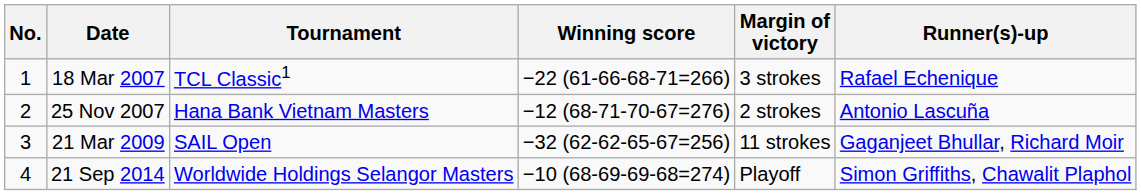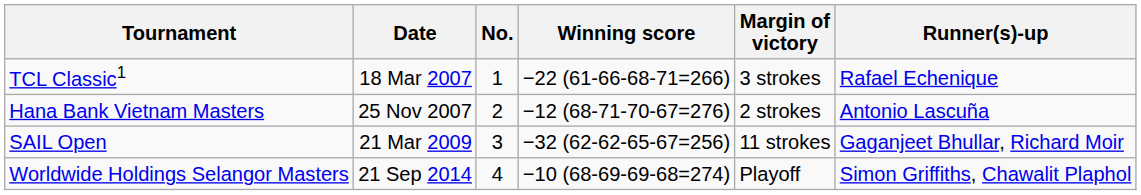columns swapped: (25, 32) <-> (344, 32)
